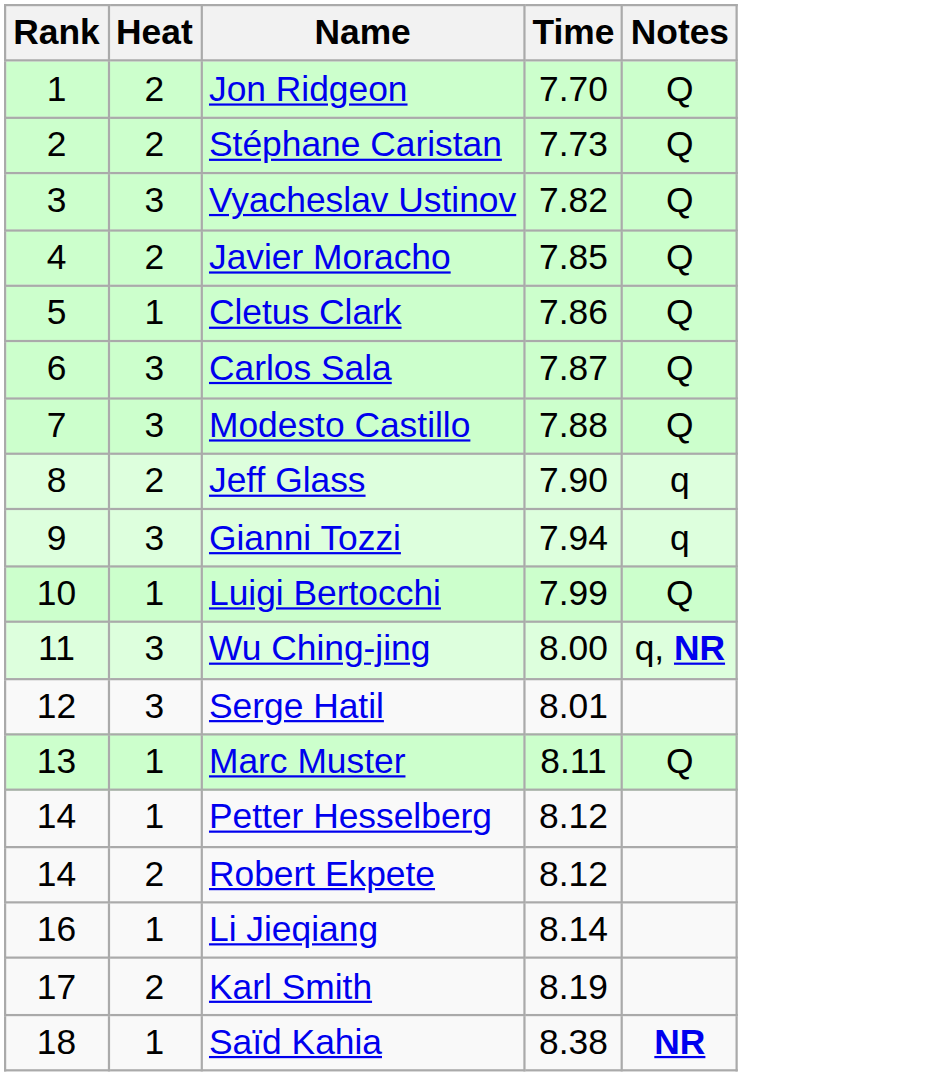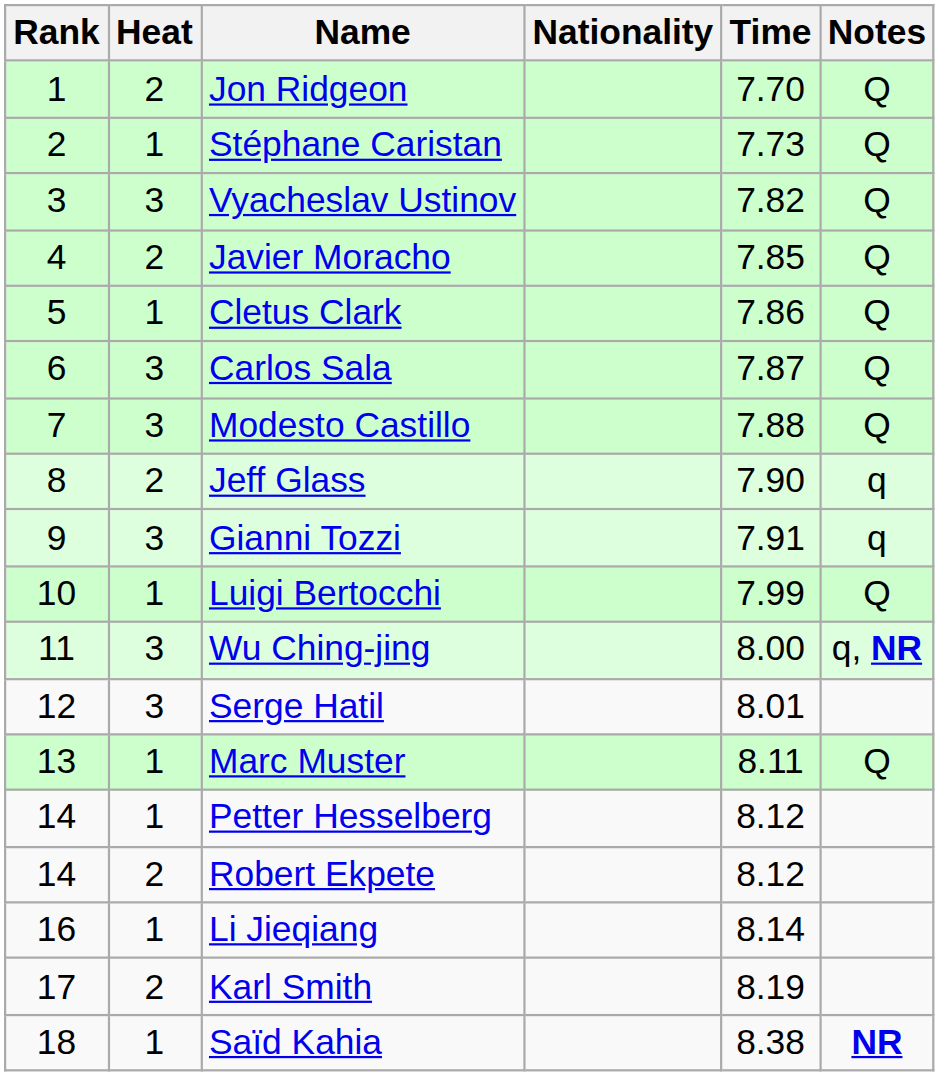+ column: (623, 32)
(154, 144) 2 -> (154, 144) 1
(573, 537) 7.94 -> (771, 537) 7.91
